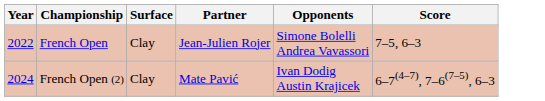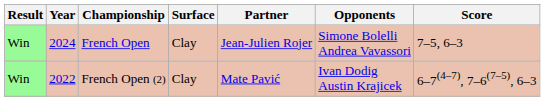+ column: (25, 14)
(21, 43) 2022 -> (62, 43) 2024
(21, 78) 2024 -> (62, 78) 2022
